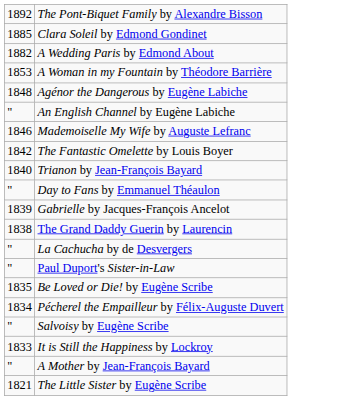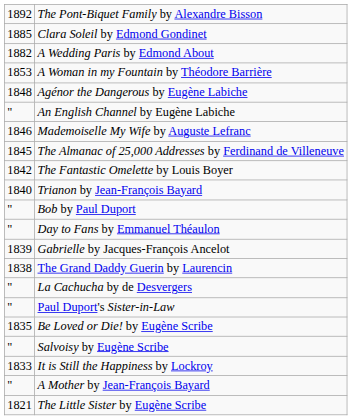+ row: (191, 151)
+ row: (87, 209)
- row: (161, 307)
